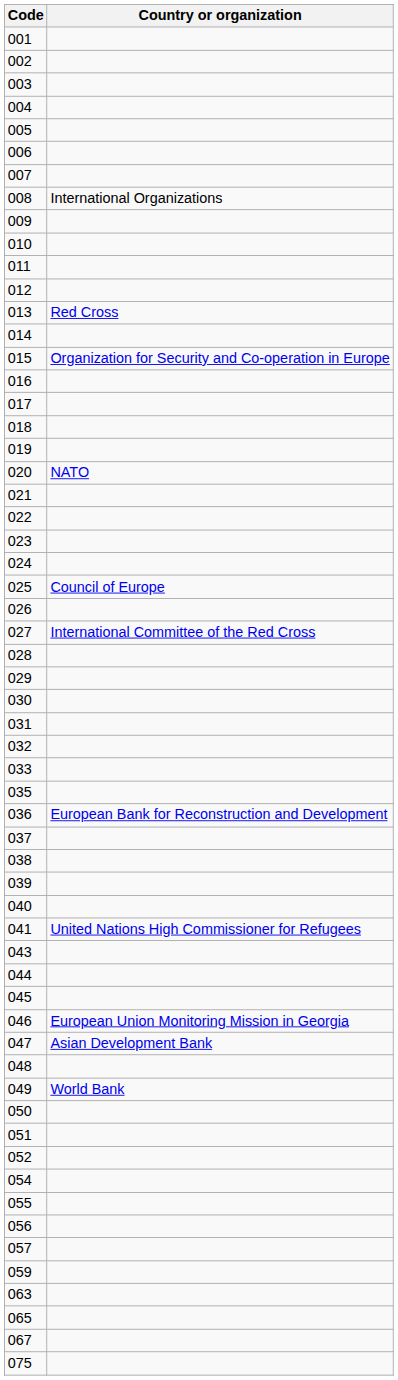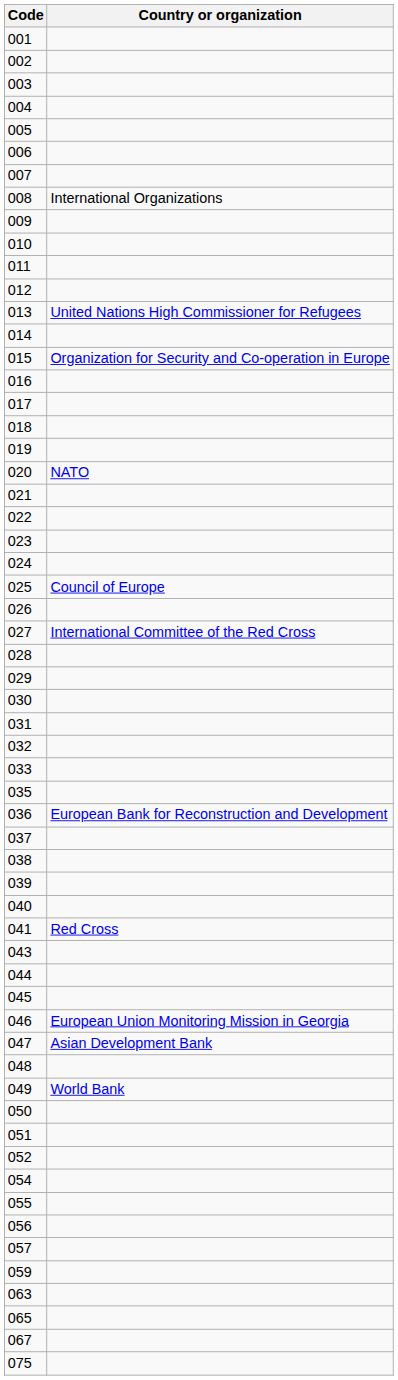(84, 312) Red Cross -> (206, 312) United Nations High Commissioner for Refugees
(206, 929) United Nations High Commissioner for Refugees -> (84, 929) Red Cross
